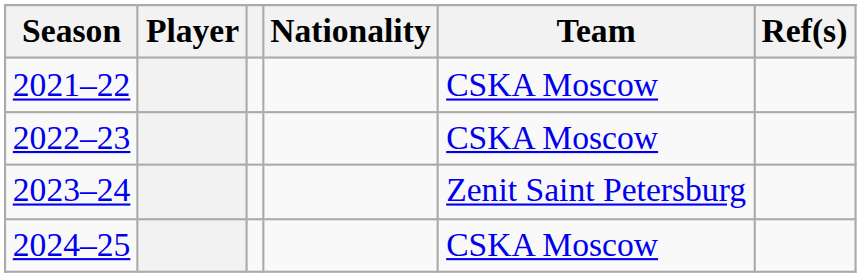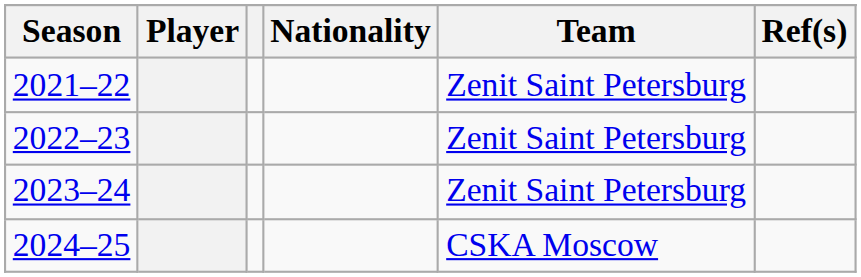(552, 84) CSKA Moscow -> (596, 84) Zenit Saint Petersburg
(552, 137) CSKA Moscow -> (596, 137) Zenit Saint Petersburg
